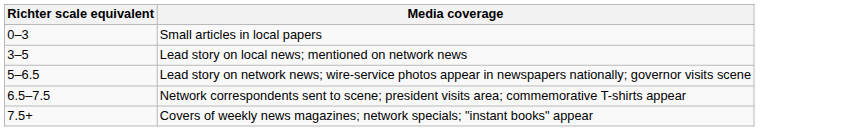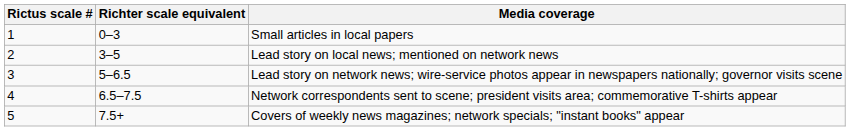+ column: (50, 14)
